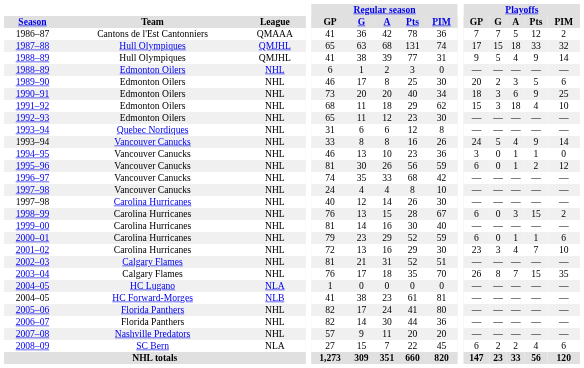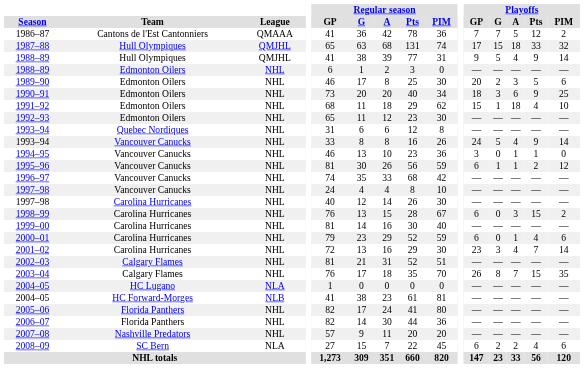(498, 106) 3 -> (498, 106) 1
(498, 166) 0 -> (498, 166) 1
(536, 238) 1 -> (536, 238) 4
(564, 250) 10 -> (564, 250) 14
